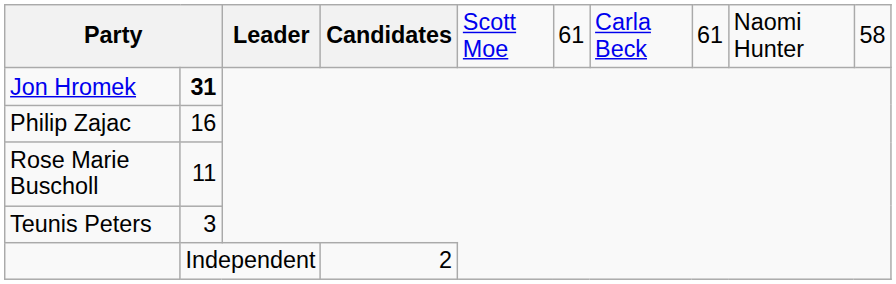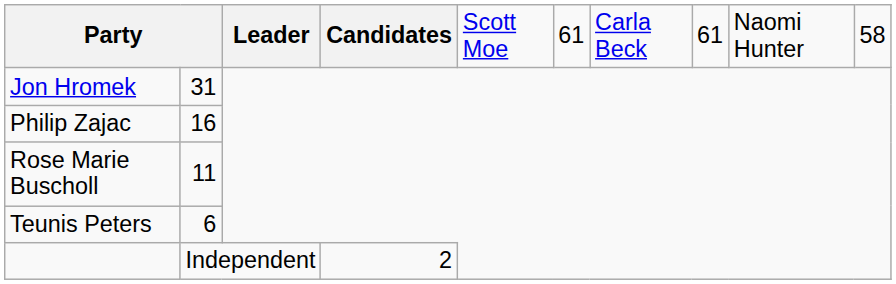(203, 86) bold -> (203, 86) normal
(210, 223) 3 -> (210, 223) 6
